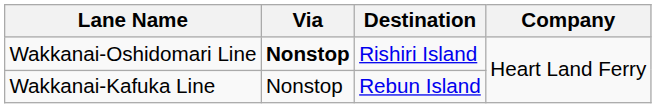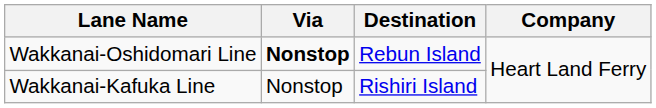(418, 53) Rishiri Island -> (420, 53) Rebun Island
(420, 86) Rebun Island -> (418, 86) Rishiri Island
